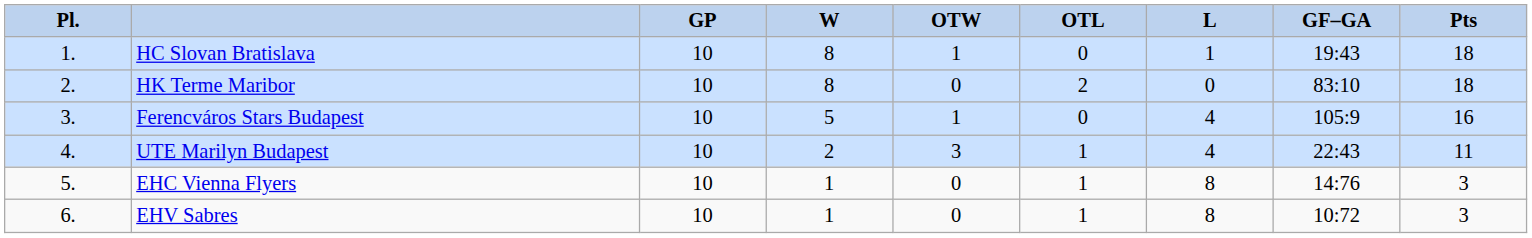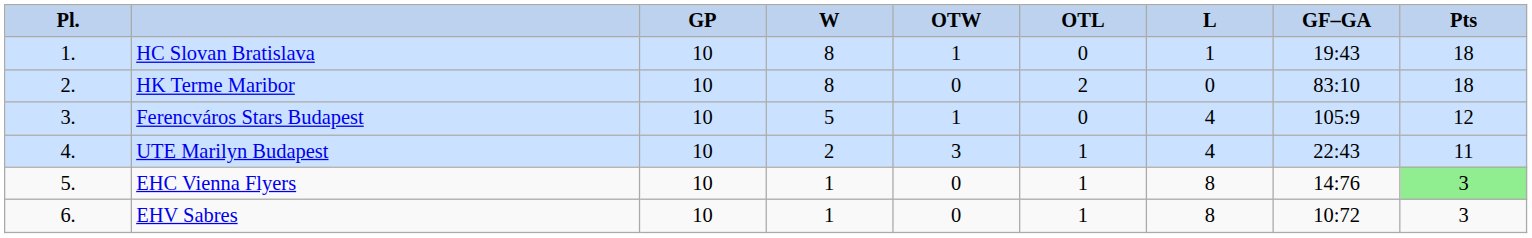(1464, 118) 16 -> (1464, 118) 12
(1464, 183) no background -> (1464, 183) lightgreen background
